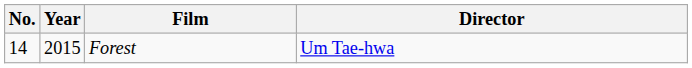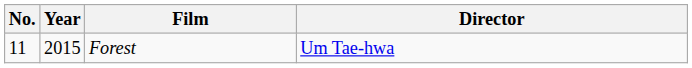(18, 47) 14 -> (18, 47) 11
